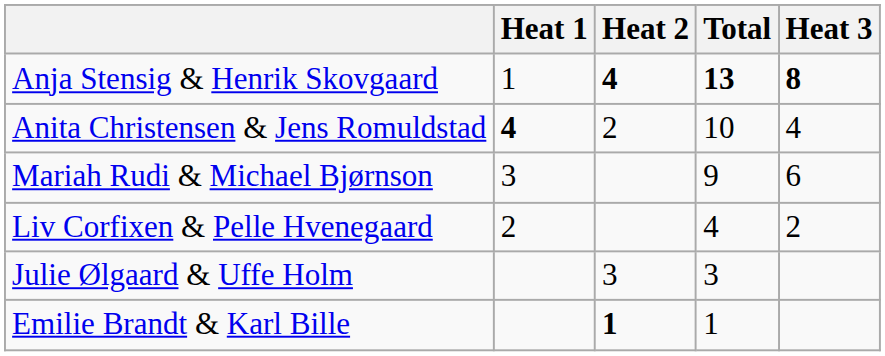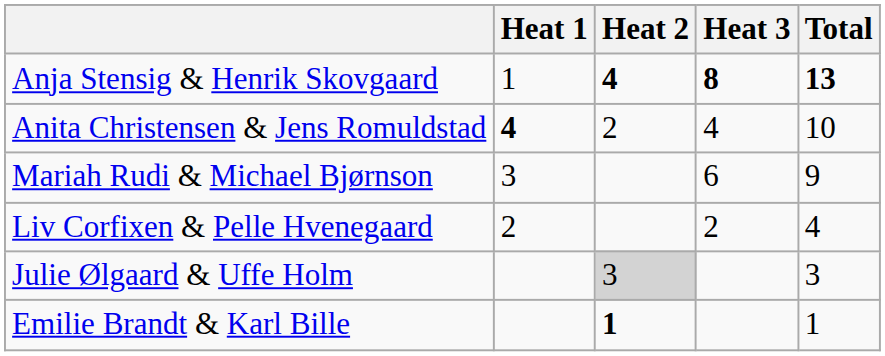columns swapped: (829, 29) <-> (737, 29)
(610, 275) no background -> (610, 275) lightgrey background
